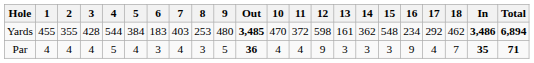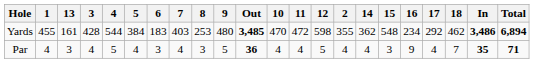columns swapped: (69, 13) <-> (345, 13)
(300, 31) 372 -> (300, 31) 472
(323, 49) 9 -> (323, 49) 5
(367, 49) 3 -> (367, 49) 4
